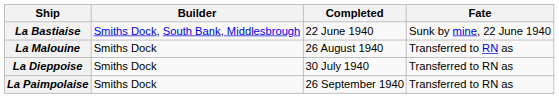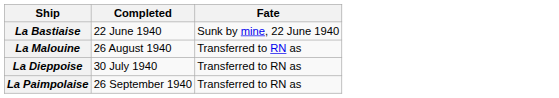- column: (197, 13)
